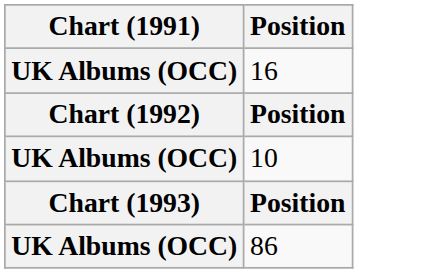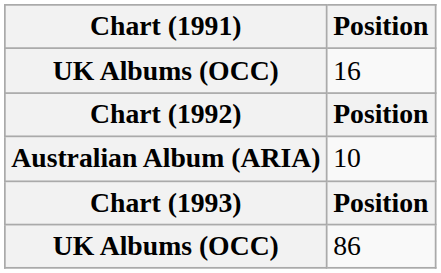(124, 158) UK Albums (OCC) -> (166, 158) Australian Album (ARIA)
